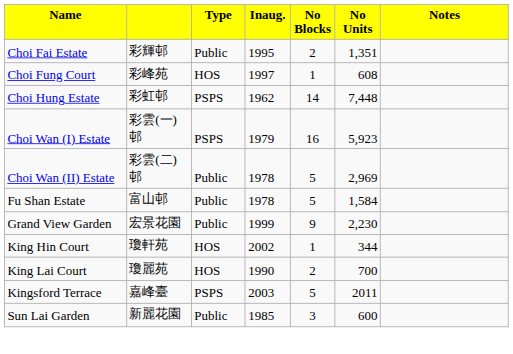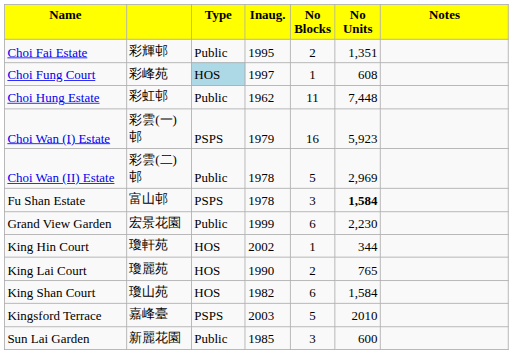(207, 75) no background -> (207, 75) lightblue background
(209, 98) PSPS -> (211, 98) Public
(313, 98) 14 -> (313, 98) 11
(211, 201) Public -> (209, 201) PSPS
(313, 201) 5 -> (313, 201) 3
(363, 201) normal -> (363, 201) bold
(313, 224) 9 -> (313, 224) 6
(368, 270) 700 -> (368, 270) 765
+ row: (51, 293)
(365, 293) 2011 -> (365, 316) 2010
